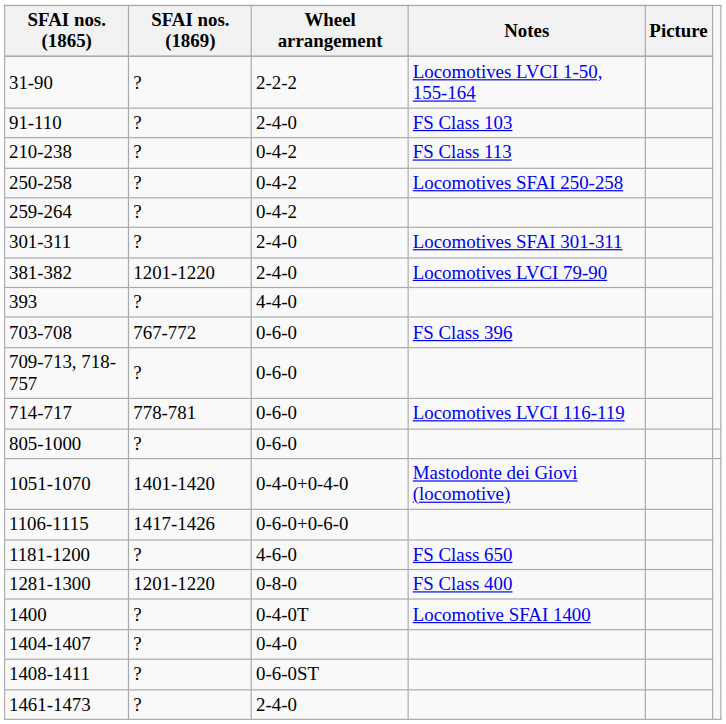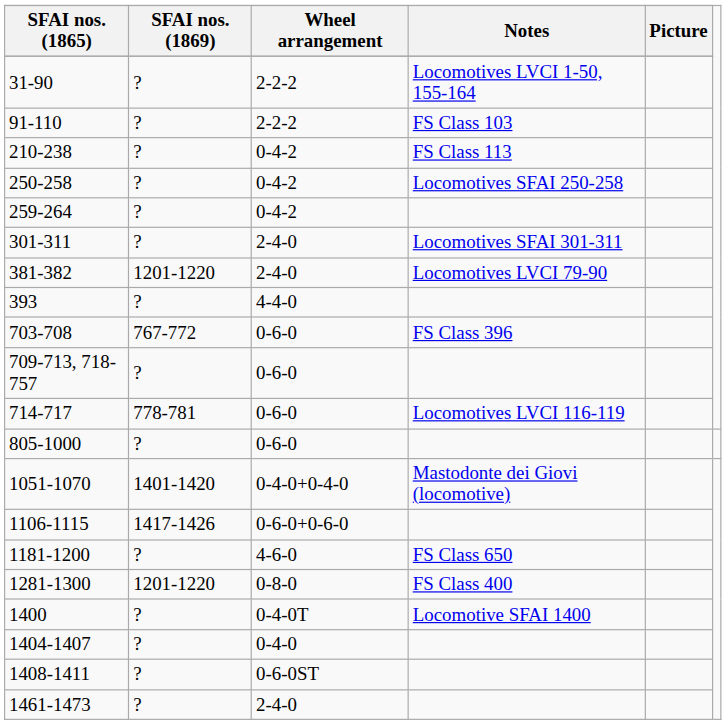(277, 122) 2-4-0 -> (277, 122) 2-2-2
